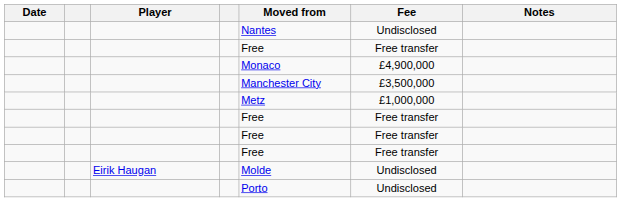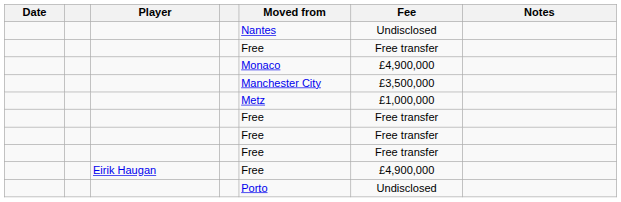(256, 170) Molde -> (252, 170) Free
(407, 170) Undisclosed -> (407, 170) £4,900,000
